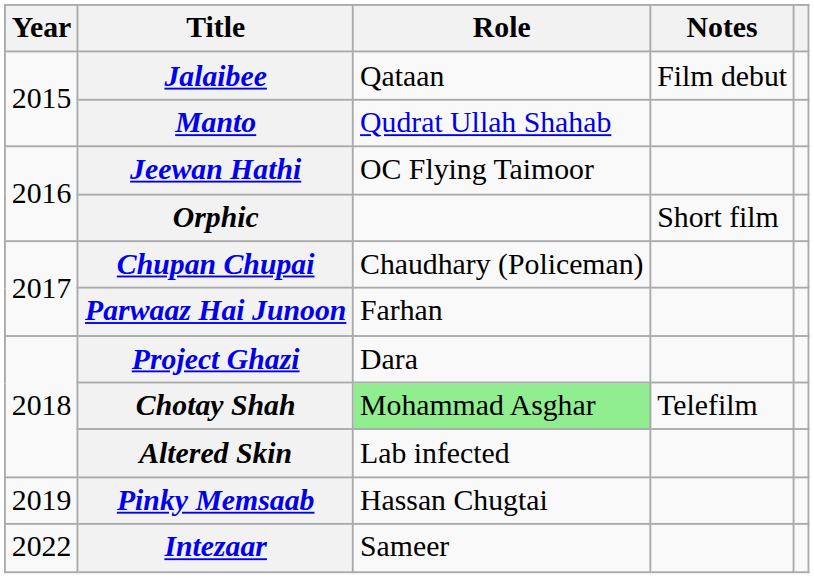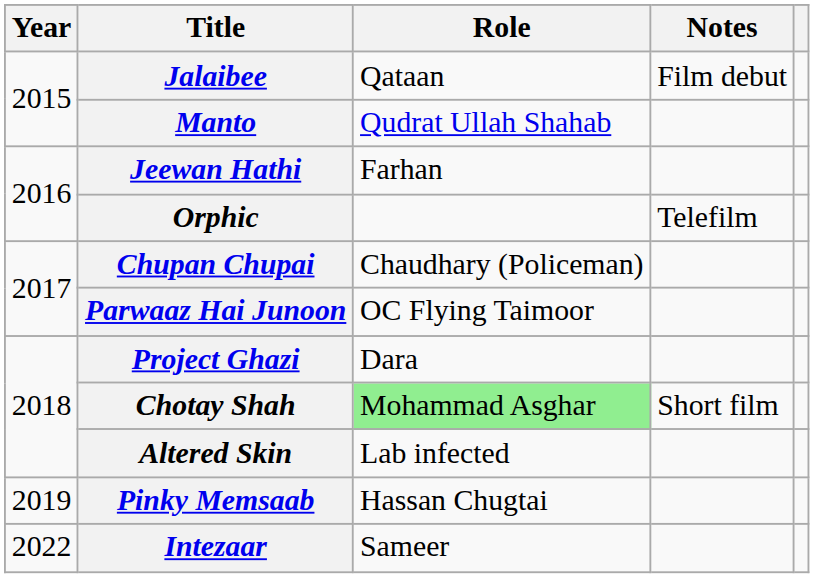(477, 169) OC Flying Taimoor -> (401, 169) Farhan
(718, 216) Short film -> (707, 216) Telefilm
(401, 311) Farhan -> (477, 311) OC Flying Taimoor
(707, 405) Telefilm -> (718, 405) Short film
